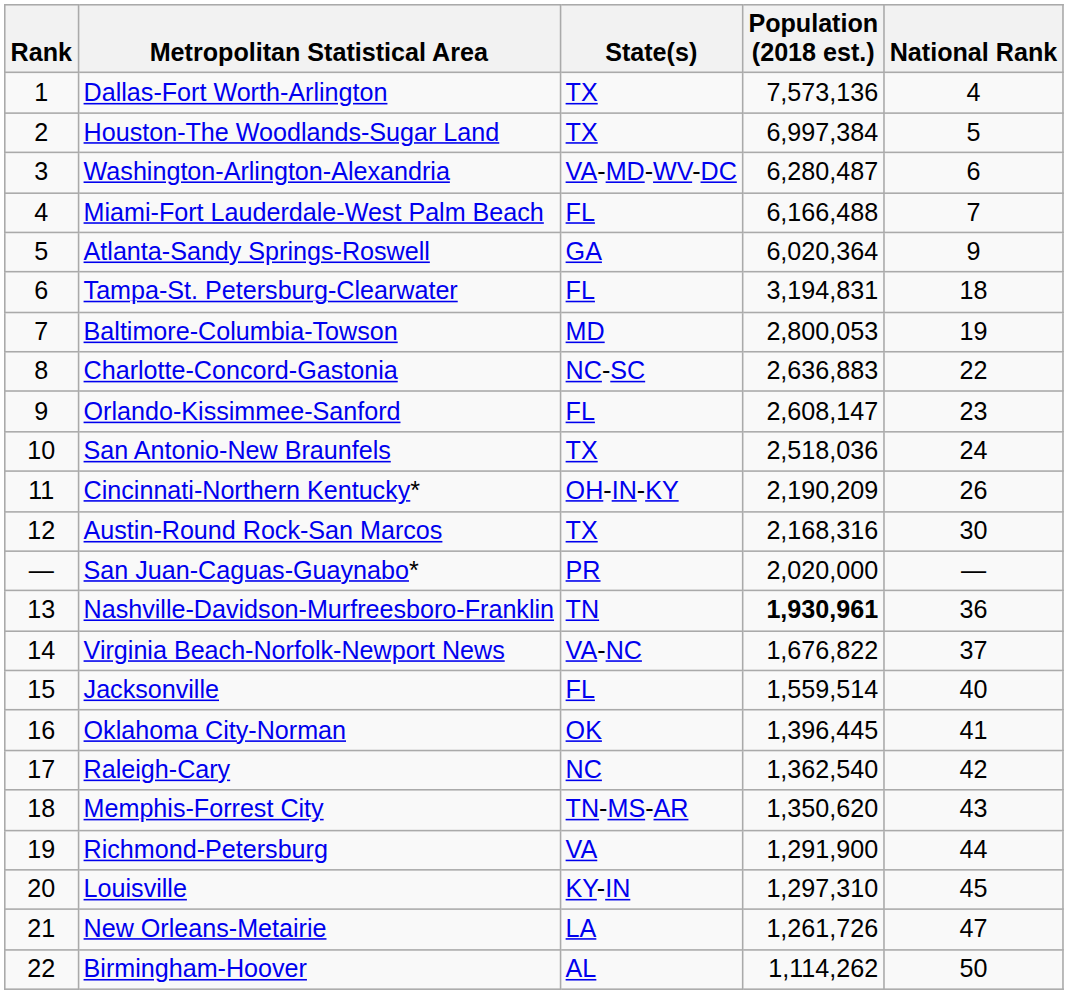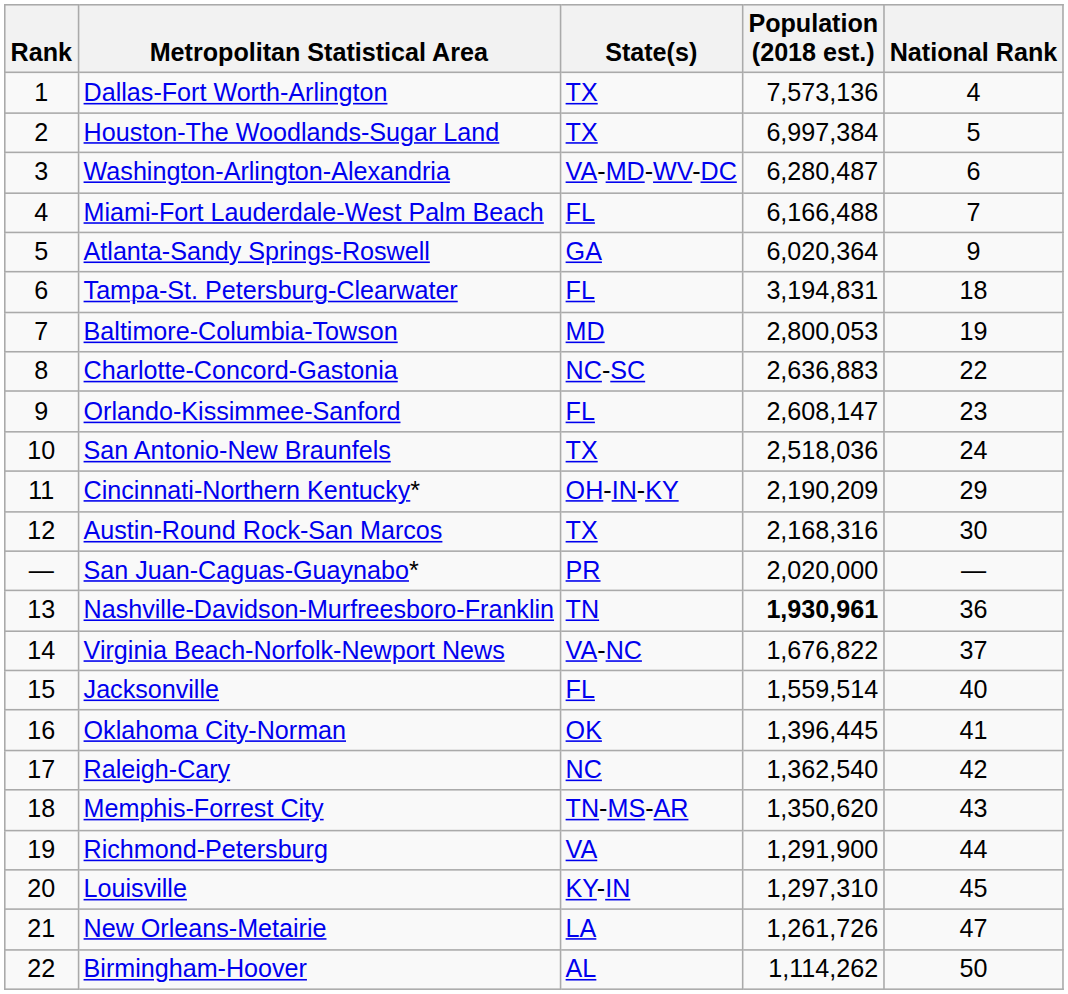(973, 490) 26 -> (973, 490) 29
